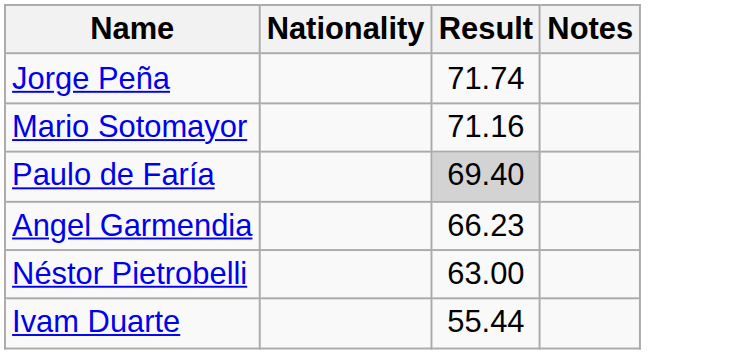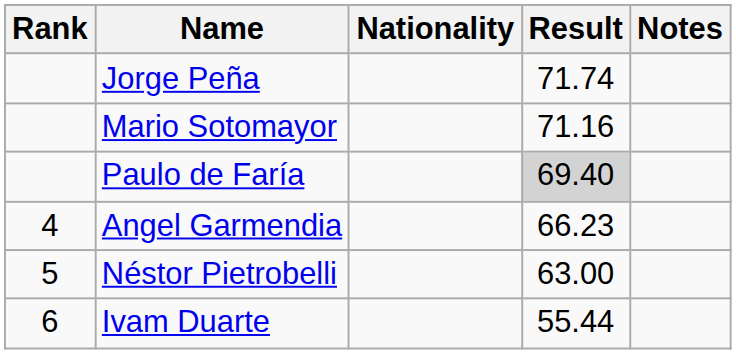+ column: (50, 28)
